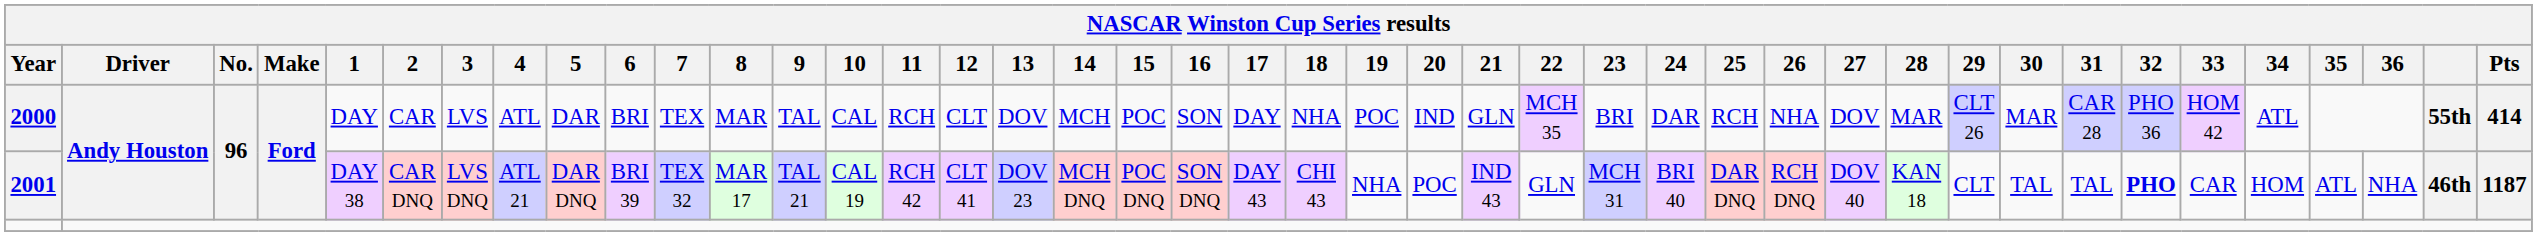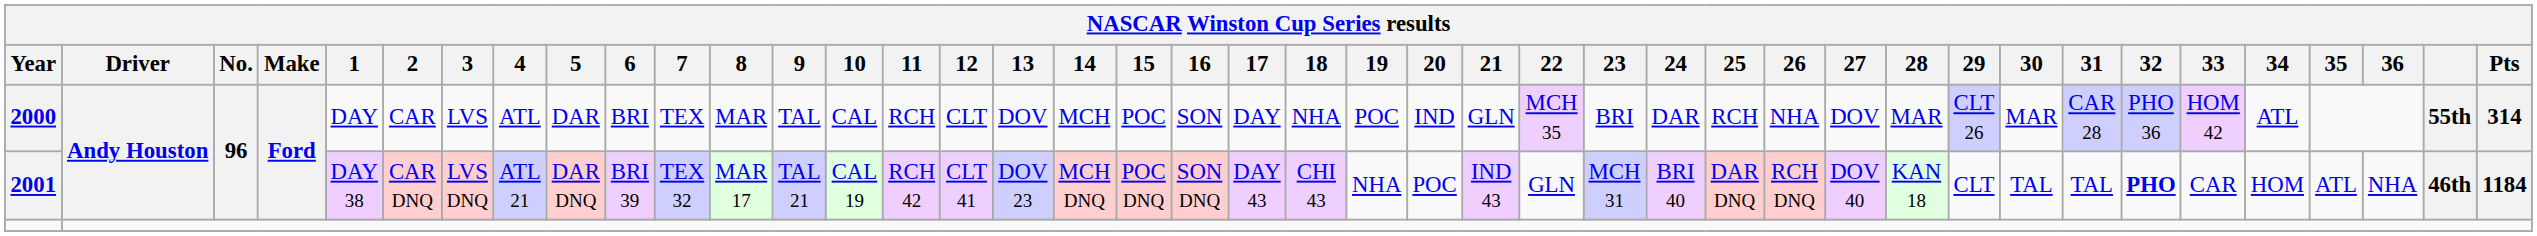(2504, 117) 414 -> (2504, 117) 314
(2504, 185) 1187 -> (2504, 185) 1184
